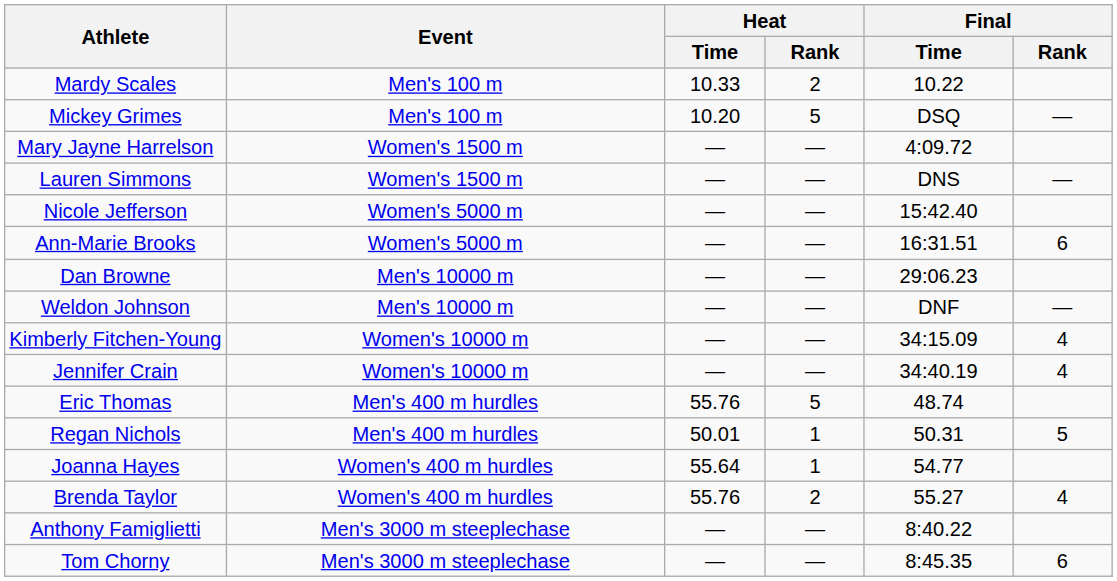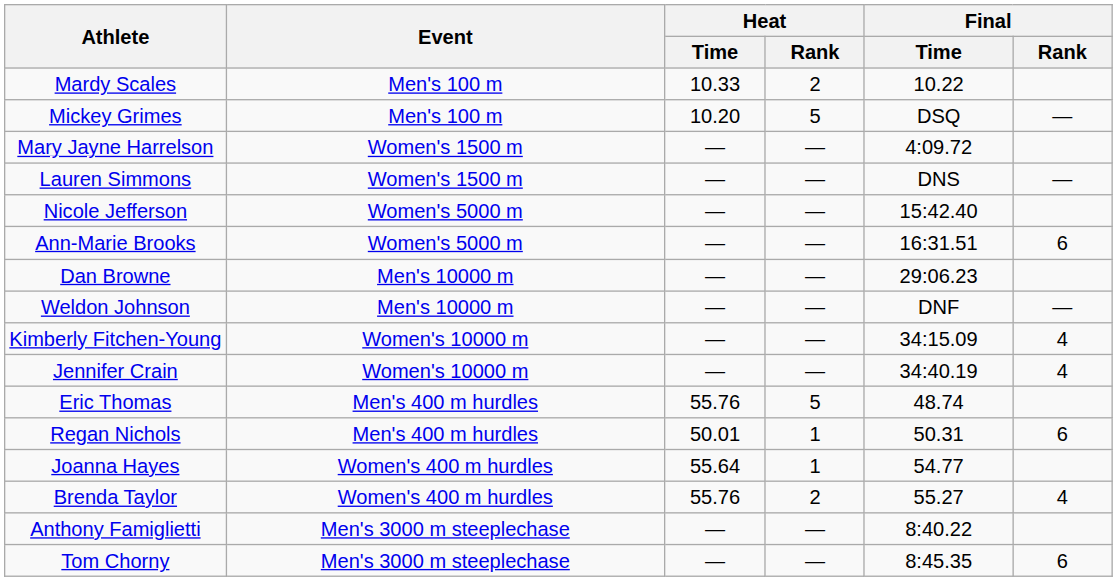(1062, 434) 5 -> (1062, 434) 6
